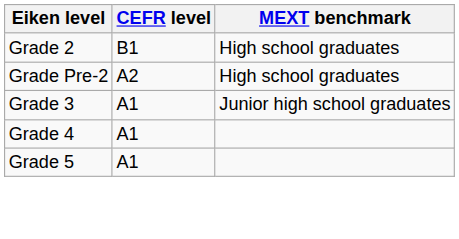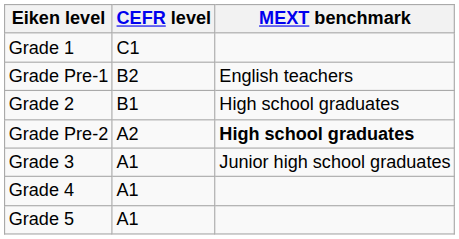+ row: (41, 47)
+ row: (58, 76)
(309, 76) normal -> (317, 133) bold
